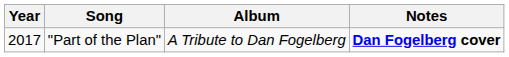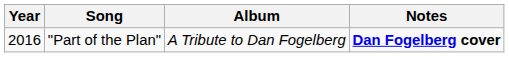(24, 39) 2017 -> (24, 39) 2016
